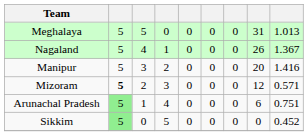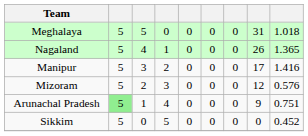(287, 31) 1.013 -> (287, 31) 1.018
(287, 49) 1.367 -> (287, 49) 1.365
(258, 67) 20 -> (258, 67) 17
(120, 85) bold -> (120, 85) normal
(287, 85) 0.571 -> (287, 85) 0.576
(258, 103) 6 -> (258, 103) 9
(120, 121) lightgreen background -> (120, 121) no background
